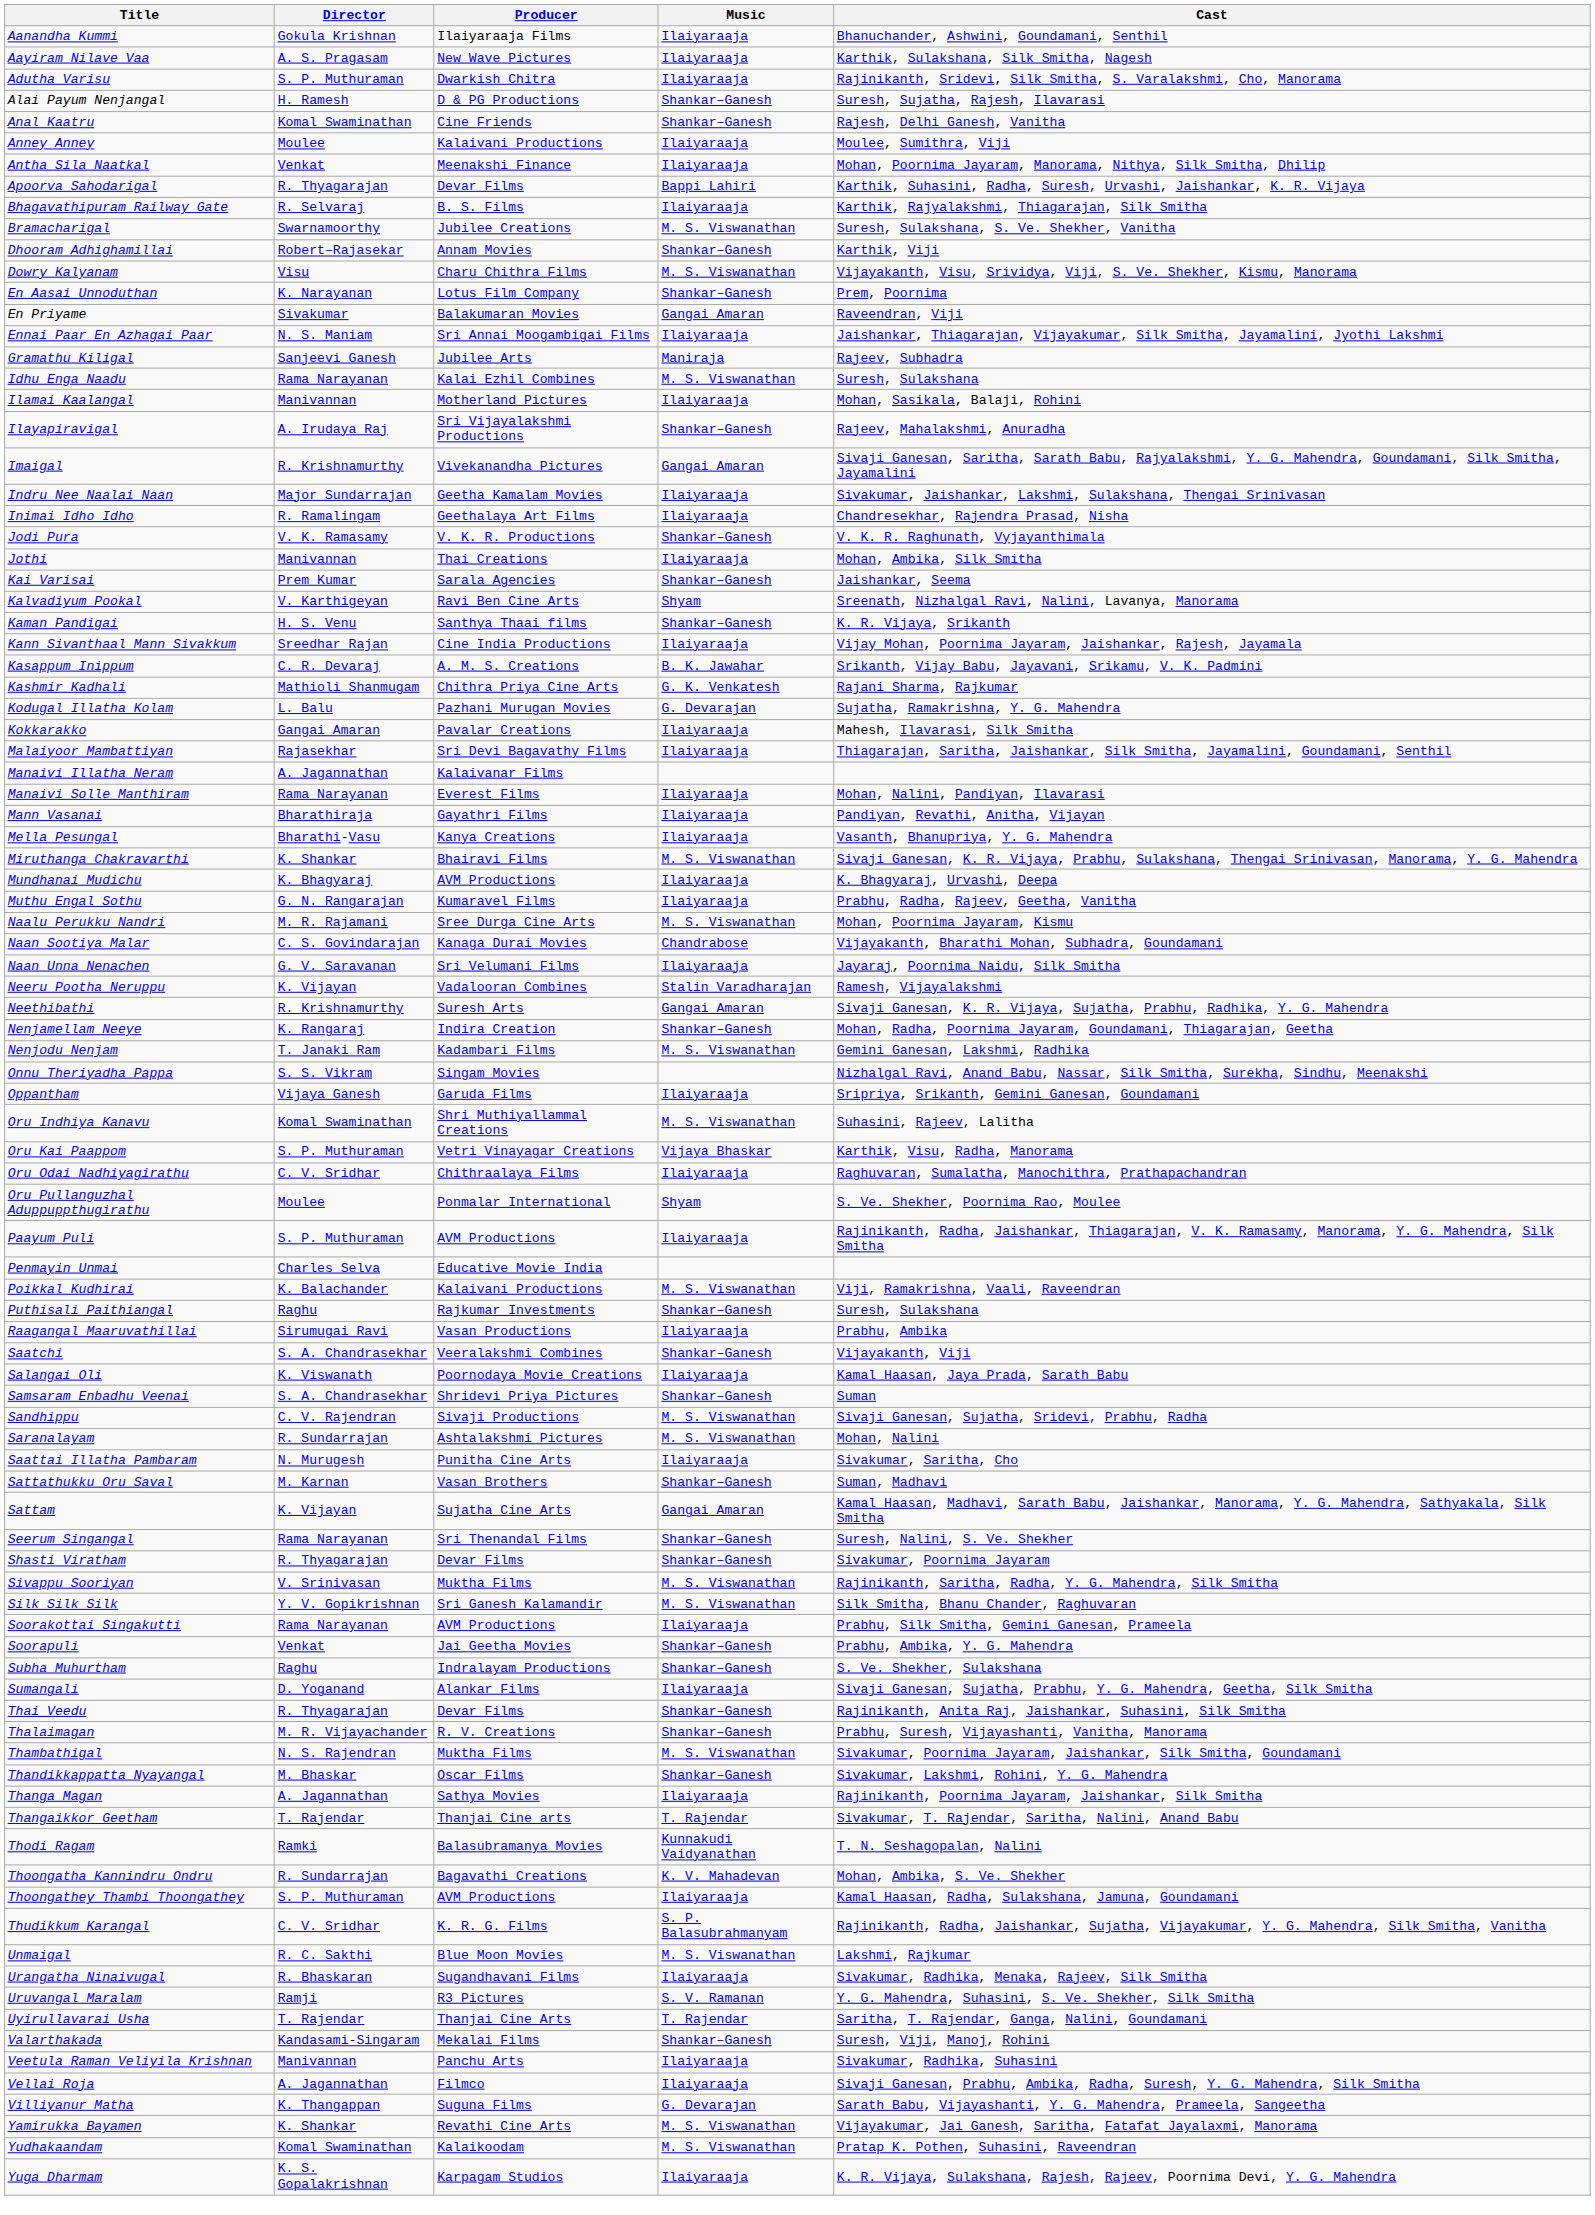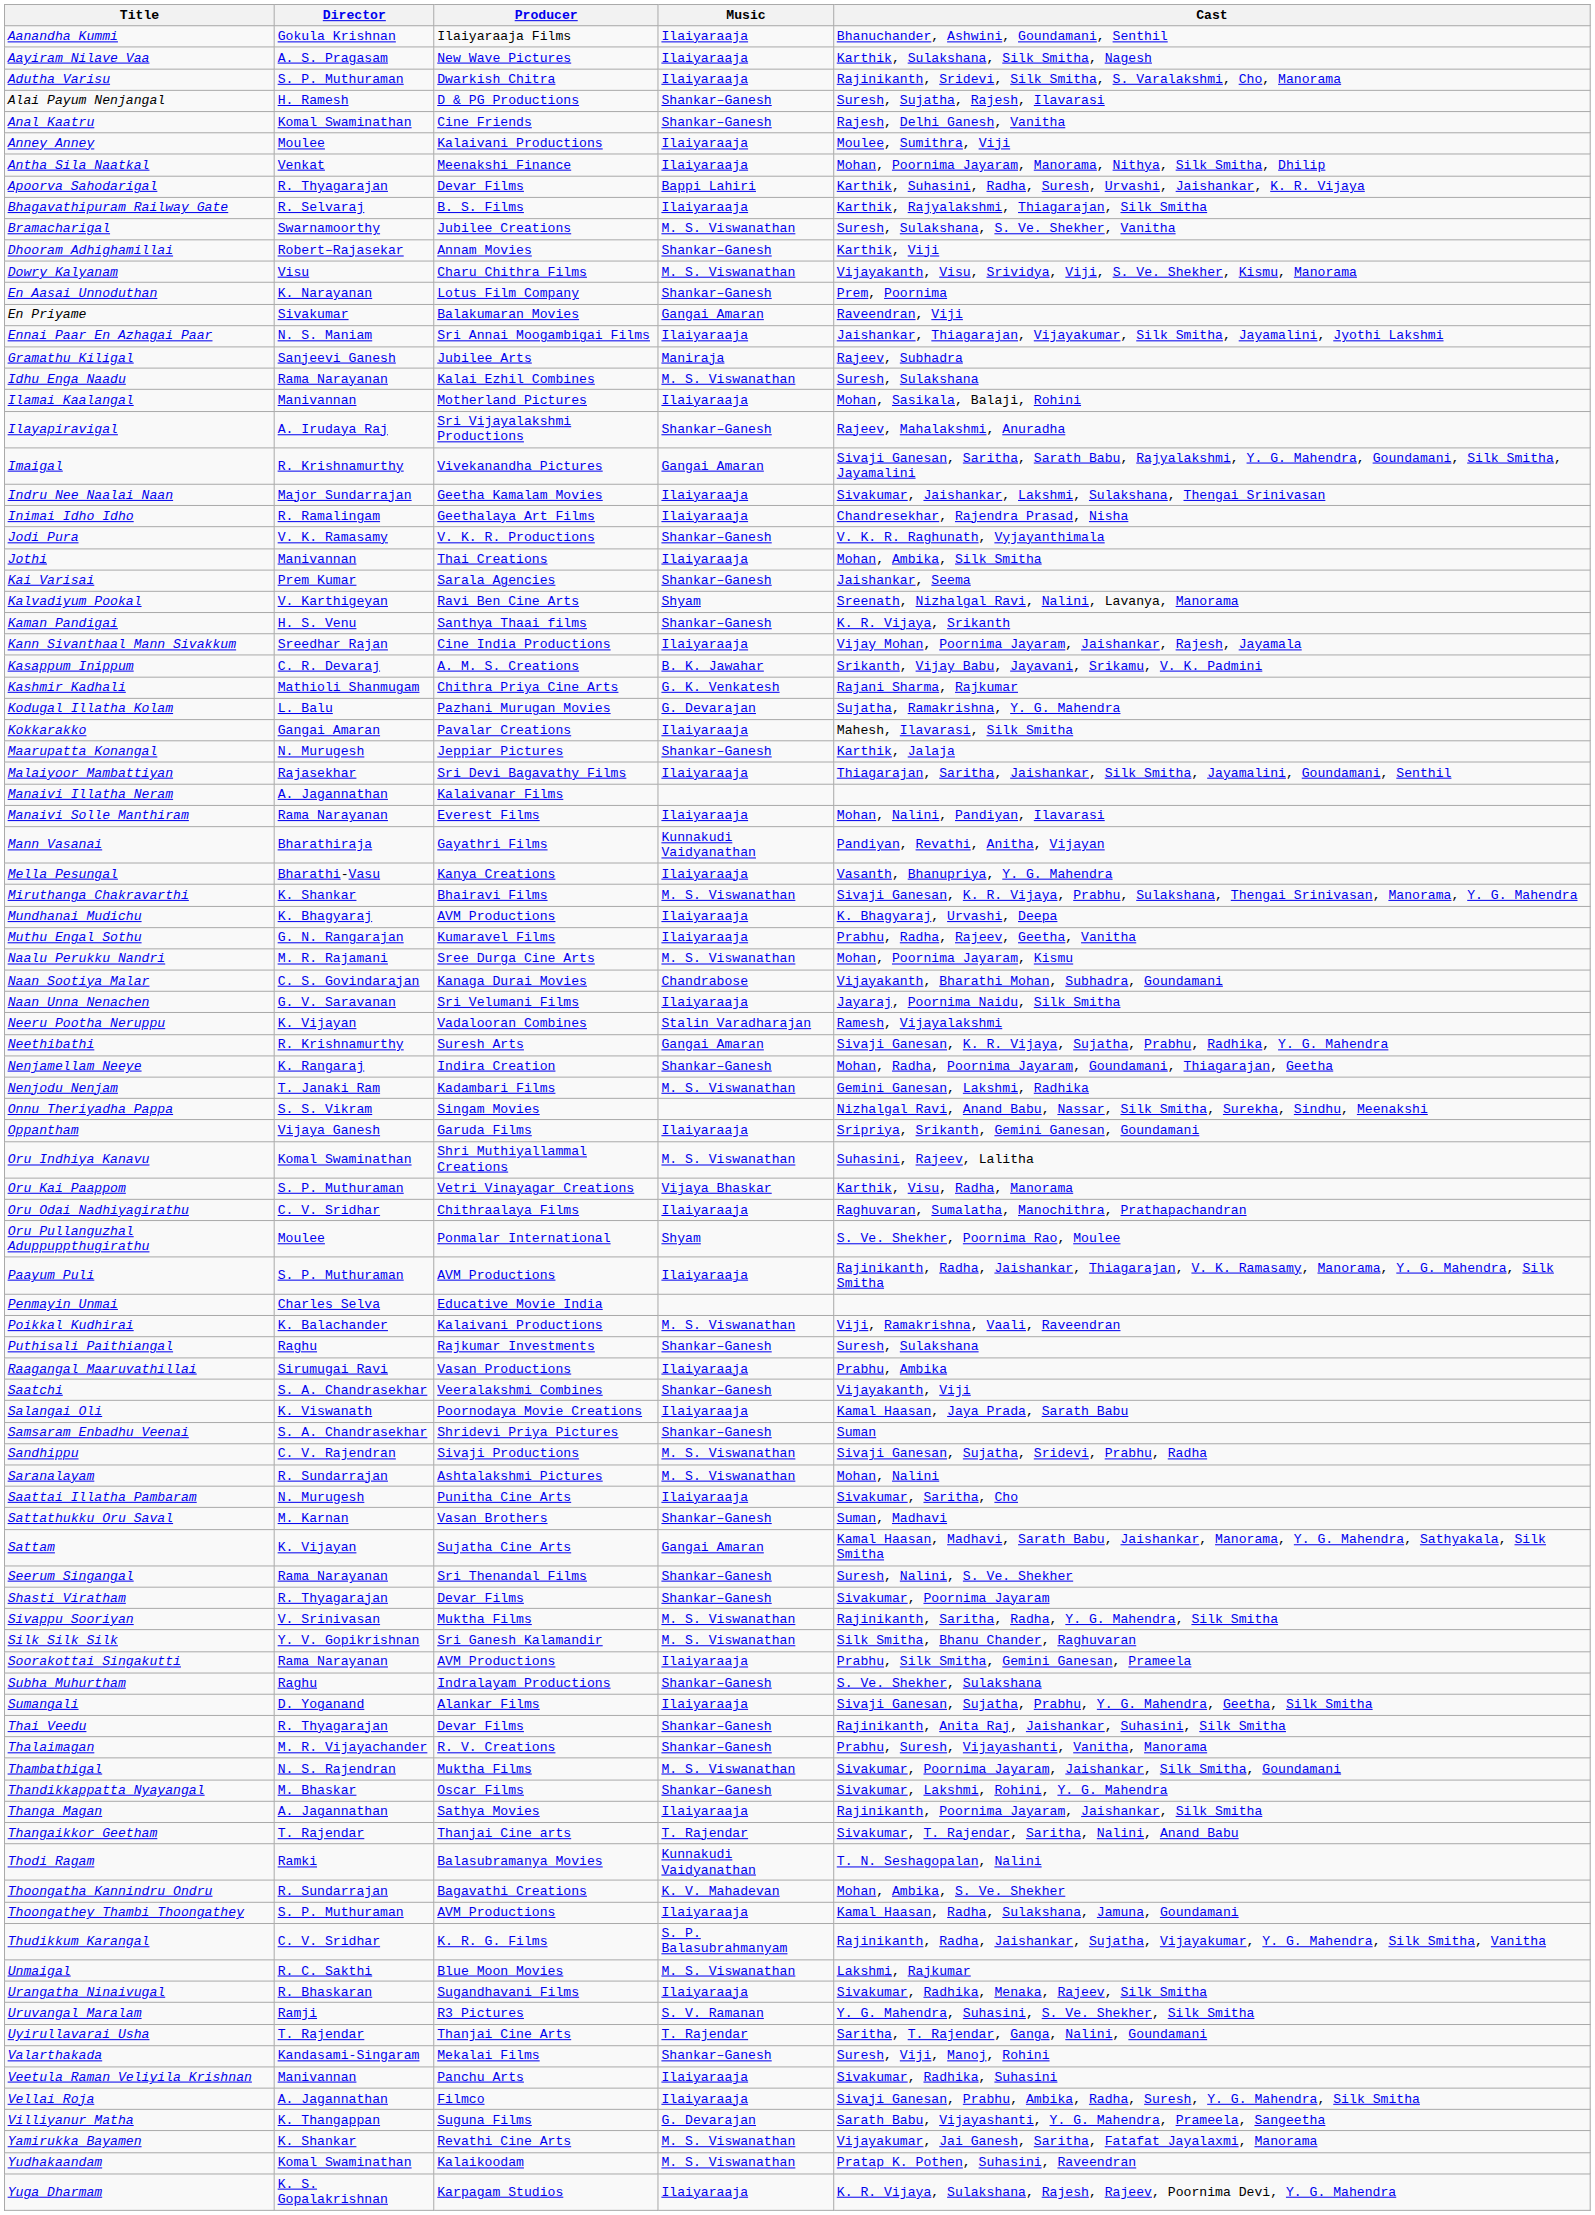+ row: (82, 752)
(705, 816) Ilaiyaraaja -> (709, 845) Kunnakudi Vaidyanathan
- row: (43, 1647)
